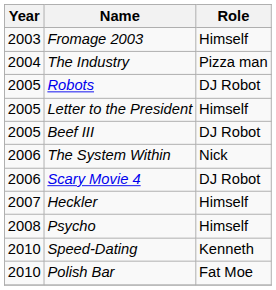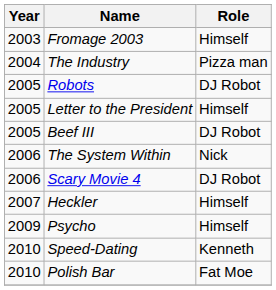(24, 226) 2008 -> (24, 226) 2009
